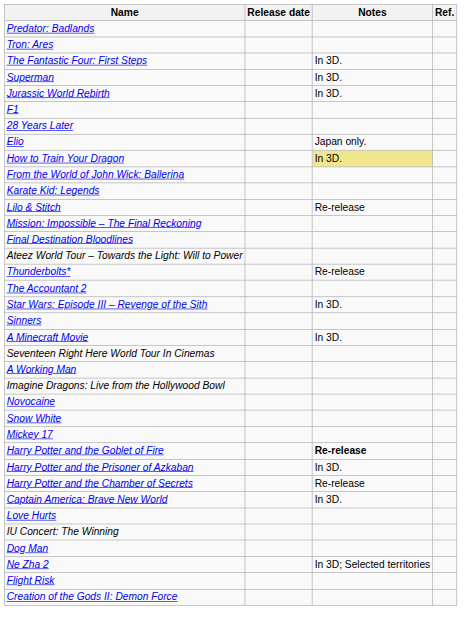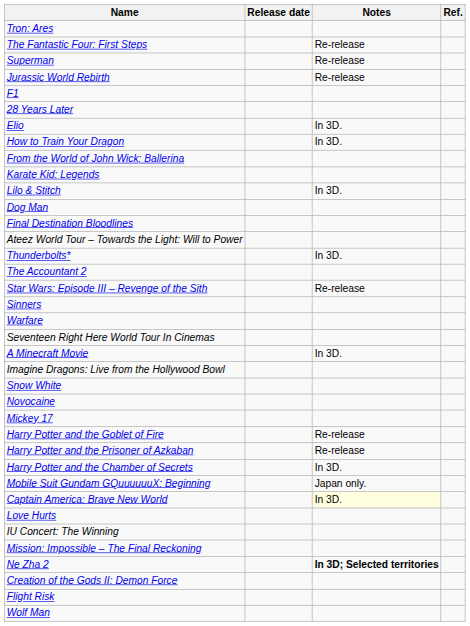- row: (51, 28)
(328, 61) In 3D. -> (340, 45) Re-release
(328, 77) In 3D. -> (340, 61) Re-release
(328, 93) In 3D. -> (340, 77) Re-release
(340, 142) Japan only. -> (328, 126) In 3D.
(328, 158) khaki background -> (328, 142) no background
(340, 207) Re-release -> (328, 191) In 3D.
rows swapped: (104, 223) <-> (27, 548)
(340, 272) Re-release -> (328, 256) In 3D.
(328, 304) In 3D. -> (340, 288) Re-release
+ row: (25, 321)
rows swapped: (47, 337) <-> (111, 353)
- row: (41, 369)
rows swapped: (34, 418) <-> (31, 402)
(341, 451) bold -> (340, 434) normal
(328, 467) In 3D. -> (340, 451) Re-release
(340, 483) Re-release -> (328, 467) In 3D.
+ row: (109, 483)
(328, 499) no background -> (328, 499) lightyellow background
(372, 564) normal -> (377, 564) bold
rows swapped: (92, 597) <-> (31, 581)
+ row: (28, 613)
